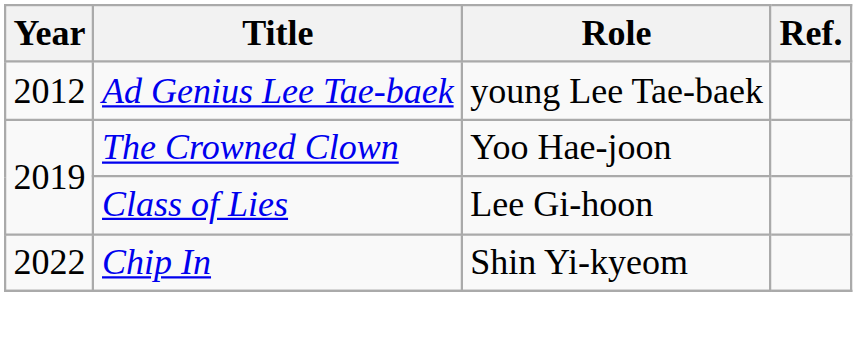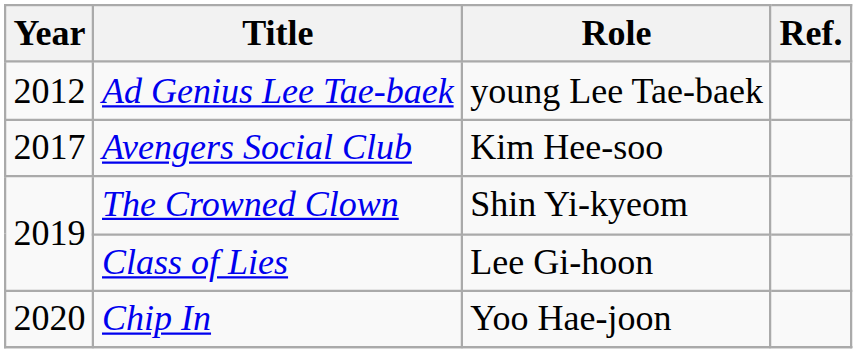+ row: (257, 147)
(571, 147) Yoo Hae-joon -> (579, 204) Shin Yi-kyeom
(49, 261) 2022 -> (49, 318) 2020
(579, 261) Shin Yi-kyeom -> (571, 318) Yoo Hae-joon
